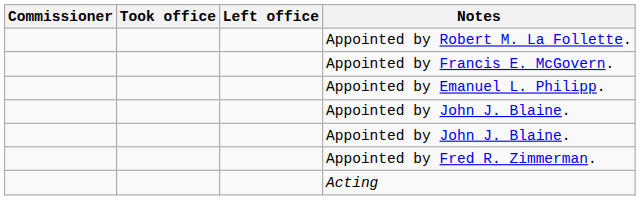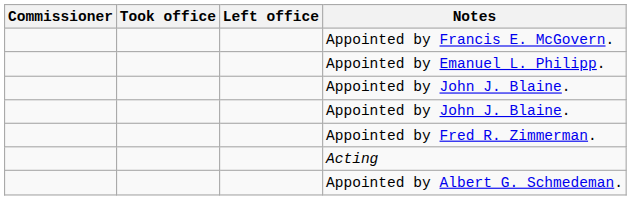- row: (60, 40)
+ row: (60, 183)
